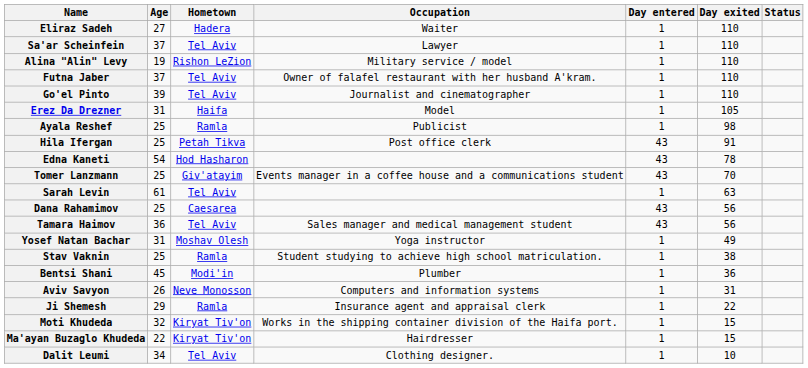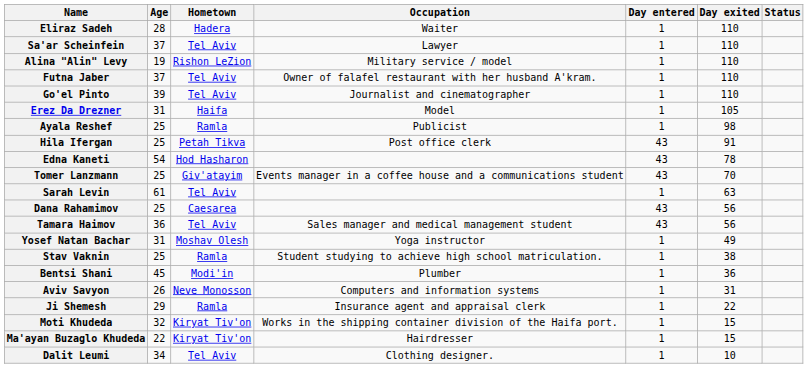(159, 29) 27 -> (159, 29) 28
